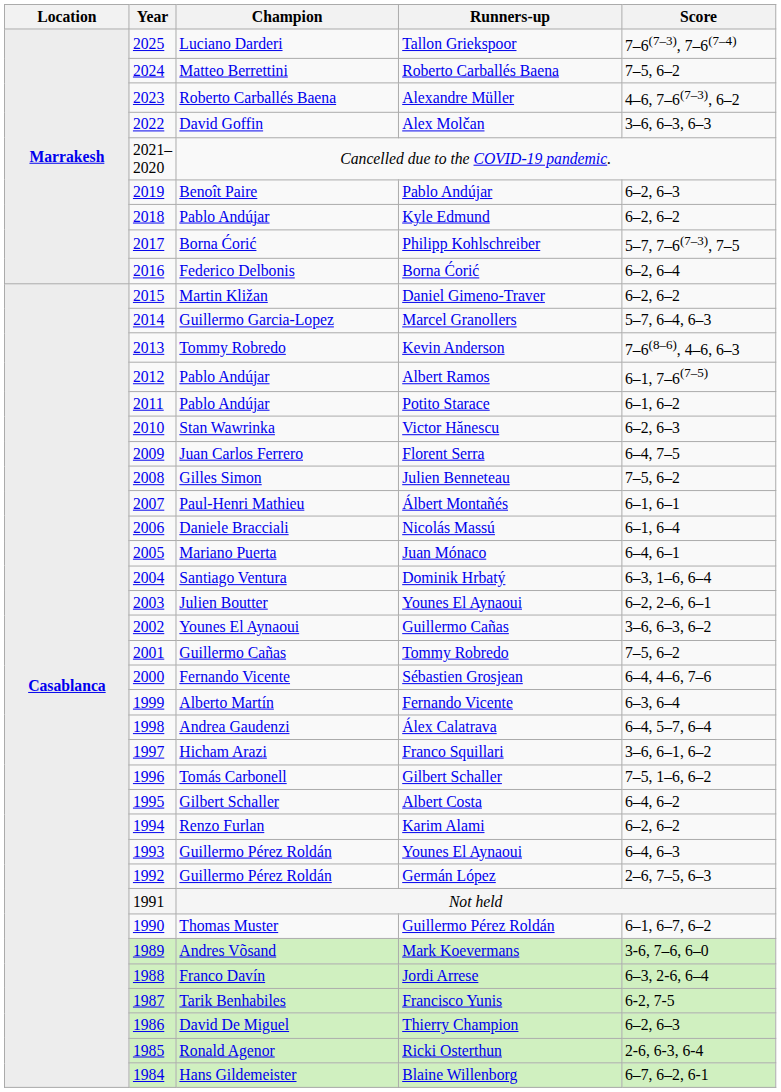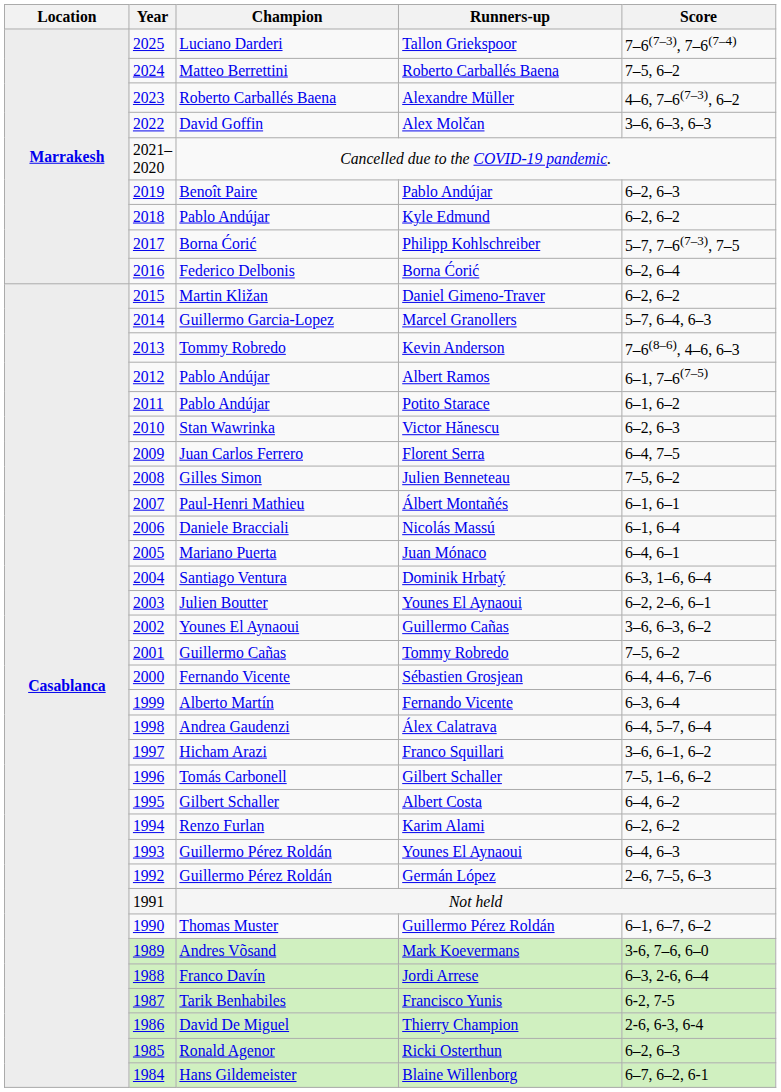(652, 1025) 6–2, 6–3 -> (664, 1025) 2-6, 6-3, 6-4
(664, 1050) 2-6, 6-3, 6-4 -> (652, 1050) 6–2, 6–3
